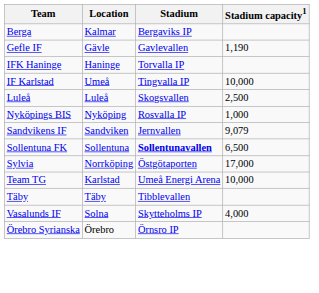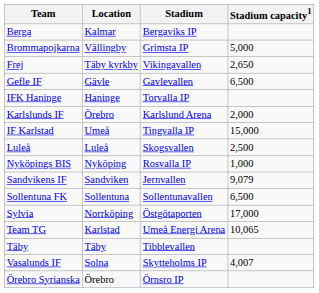+ row: (43, 48)
+ row: (15, 65)
(237, 48) 1,190 -> (242, 81) 6,500
+ row: (35, 114)
(239, 81) 10,000 -> (244, 131) 15,000
(175, 147) bold -> (178, 196) normal
(239, 180) 10,000 -> (244, 229) 10,065
(237, 213) 4,000 -> (242, 262) 4,007
